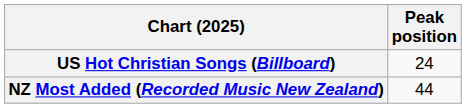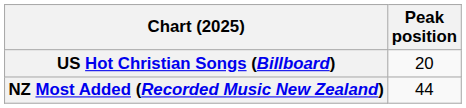(424, 63) 24 -> (424, 63) 20
